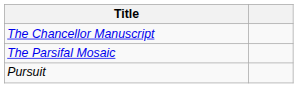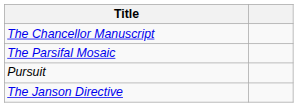+ row: (65, 92)
